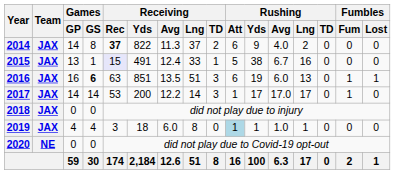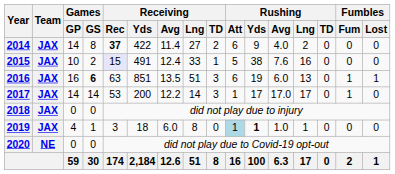(142, 45) 822 -> (142, 45) 422
(170, 45) 11.3 -> (170, 45) 11.4
(195, 45) 37 -> (195, 45) 27
(73, 62) 13 -> (73, 62) 10
(93, 62) 1 -> (93, 62) 2
(281, 62) 6.7 -> (281, 62) 7.6
(93, 128) 4 -> (93, 128) 1
(257, 128) normal -> (257, 128) bold
